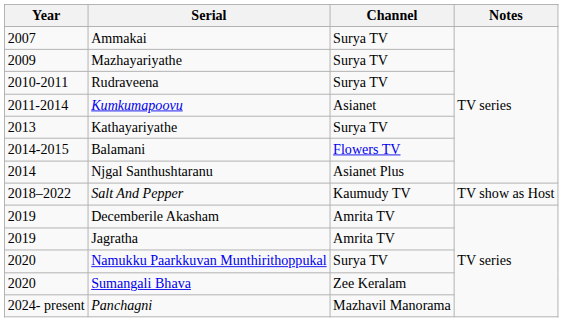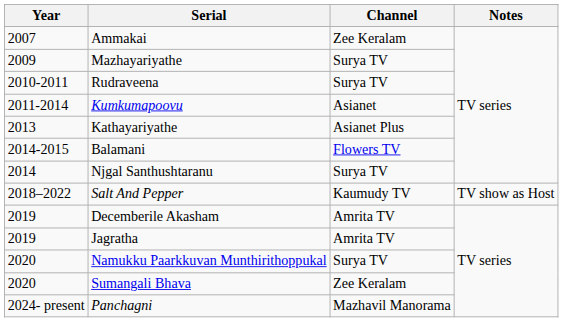(361, 37) Surya TV -> (370, 37) Zee Keralam
(361, 127) Surya TV -> (369, 127) Asianet Plus
(369, 171) Asianet Plus -> (361, 171) Surya TV
